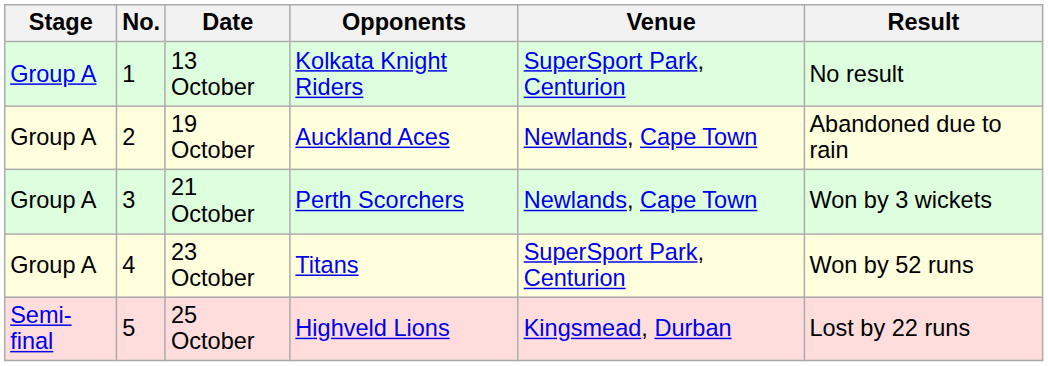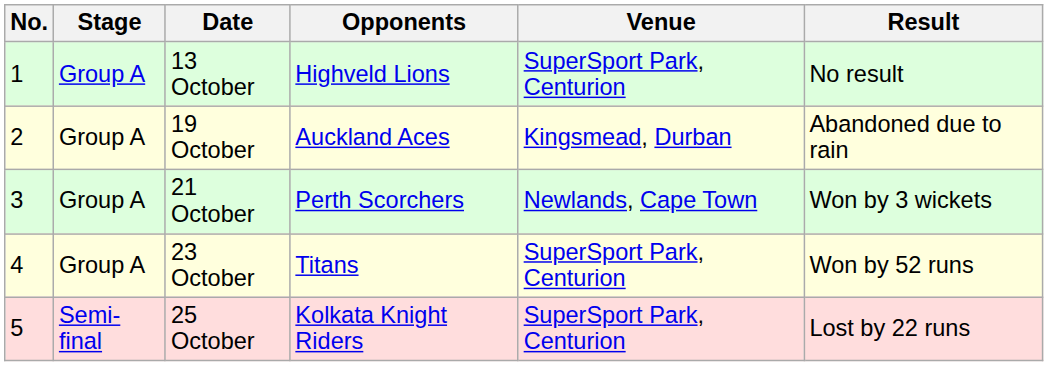columns swapped: (141, 23) <-> (61, 23)
(371, 73) Kolkata Knight Riders -> (372, 73) Highveld Lions
(640, 137) Newlands, Cape Town -> (628, 137) Kingsmead, Durban
(372, 328) Highveld Lions -> (371, 328) Kolkata Knight Riders
(628, 328) Kingsmead, Durban -> (614, 328) SuperSport Park, Centurion
